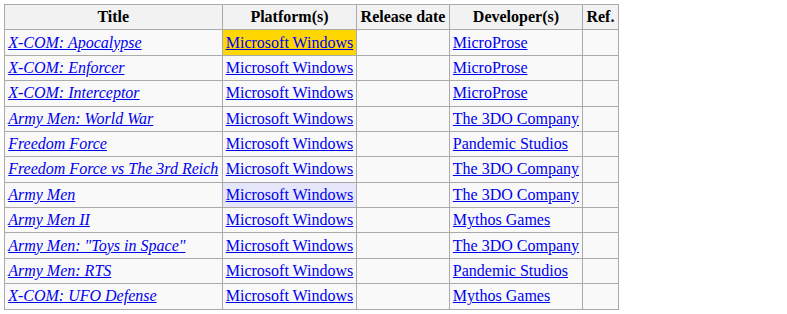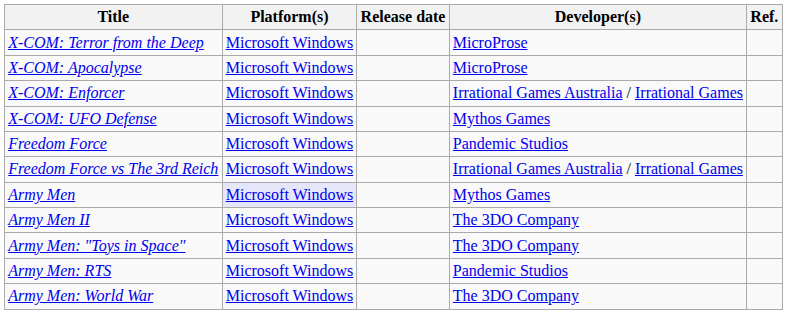+ row: (106, 42)
(289, 42) gold background -> (289, 67) no background
(490, 67) MicroProse -> (598, 93) Irrational Games Australia / Irrational Games
- row: (74, 93)
rows swapped: (82, 296) <-> (81, 118)
(516, 169) The 3DO Company -> (598, 169) Irrational Games Australia / Irrational Games
(516, 194) The 3DO Company -> (501, 194) Mythos Games
(501, 220) Mythos Games -> (516, 220) The 3DO Company
